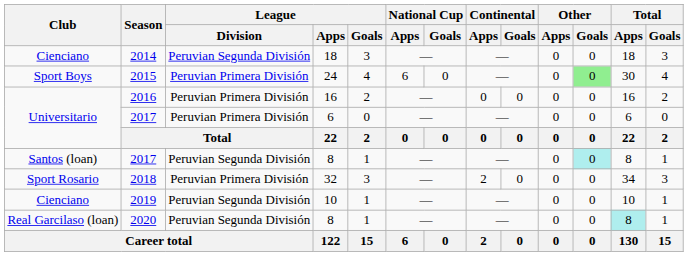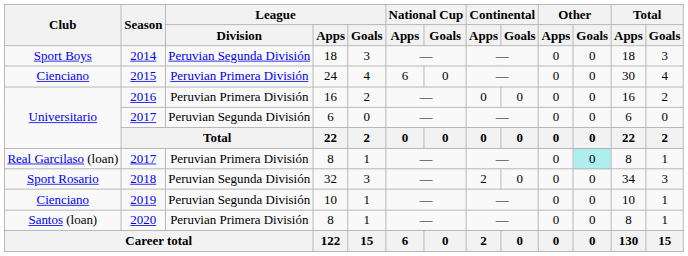(63, 55) Cienciano -> (63, 55) Sport Boys
(63, 76) Sport Boys -> (63, 76) Cienciano
(592, 76) lightgreen background -> (592, 76) no background
(239, 117) Peruvian Primera División -> (239, 117) Peruvian Segunda División
(63, 158) Santos (loan) -> (63, 158) Real Garcilaso (loan)
(239, 158) Peruvian Segunda División -> (239, 158) Peruvian Primera División
(239, 179) Peruvian Primera División -> (239, 179) Peruvian Segunda División
(63, 220) Real Garcilaso (loan) -> (63, 220) Santos (loan)
(239, 220) Peruvian Segunda División -> (239, 220) Peruvian Primera División
(628, 220) paleturquoise background -> (628, 220) no background
